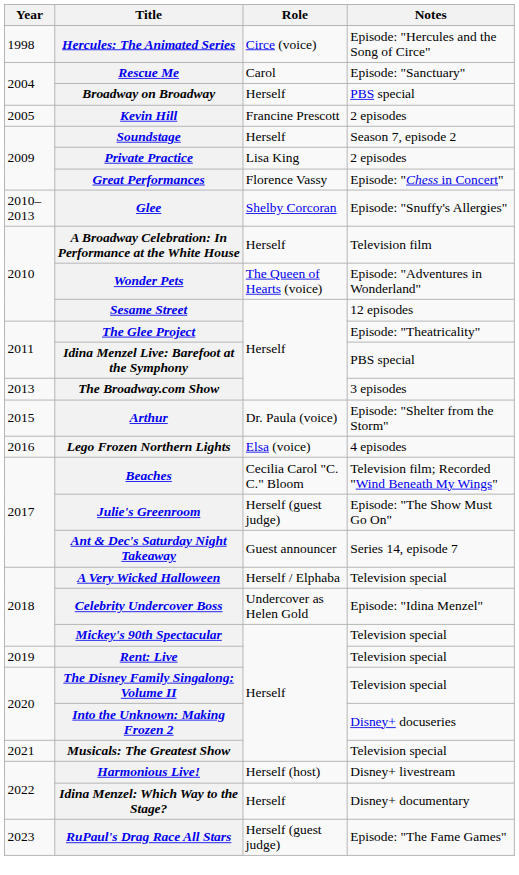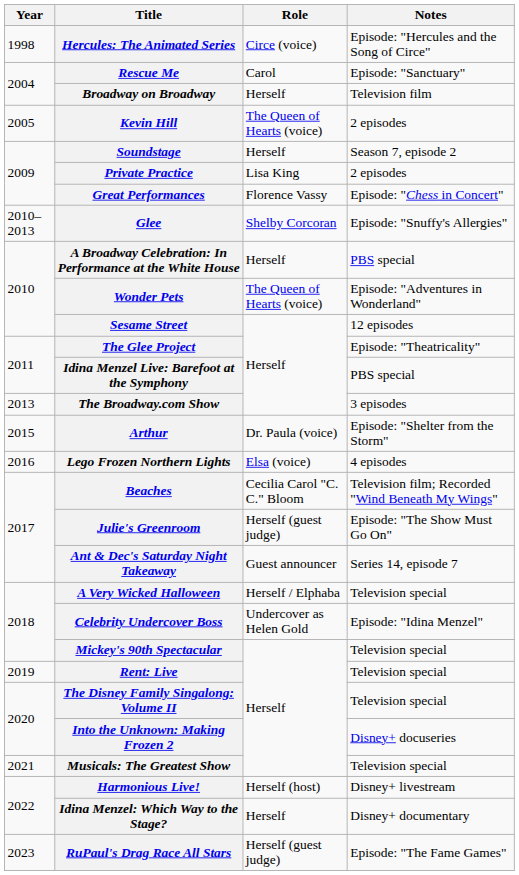(383, 94) PBS special -> (391, 94) Television film
(293, 115) Francine Prescott -> (284, 123) The Queen of Hearts (voice)
(391, 244) Television film -> (383, 259) PBS special
